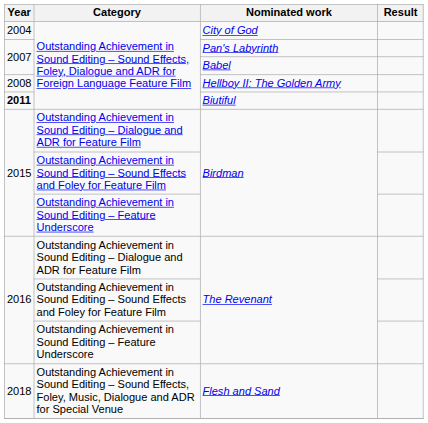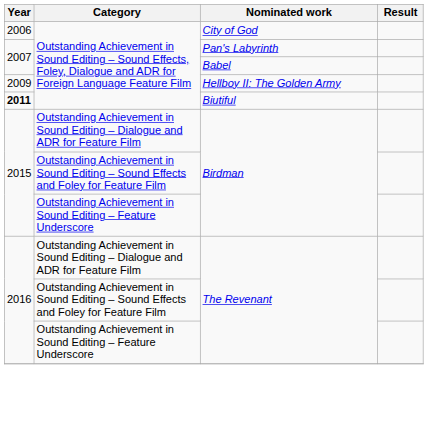(19, 30) 2004 -> (19, 30) 2006
(19, 83) 2008 -> (19, 83) 2009
- row: (116, 391)
